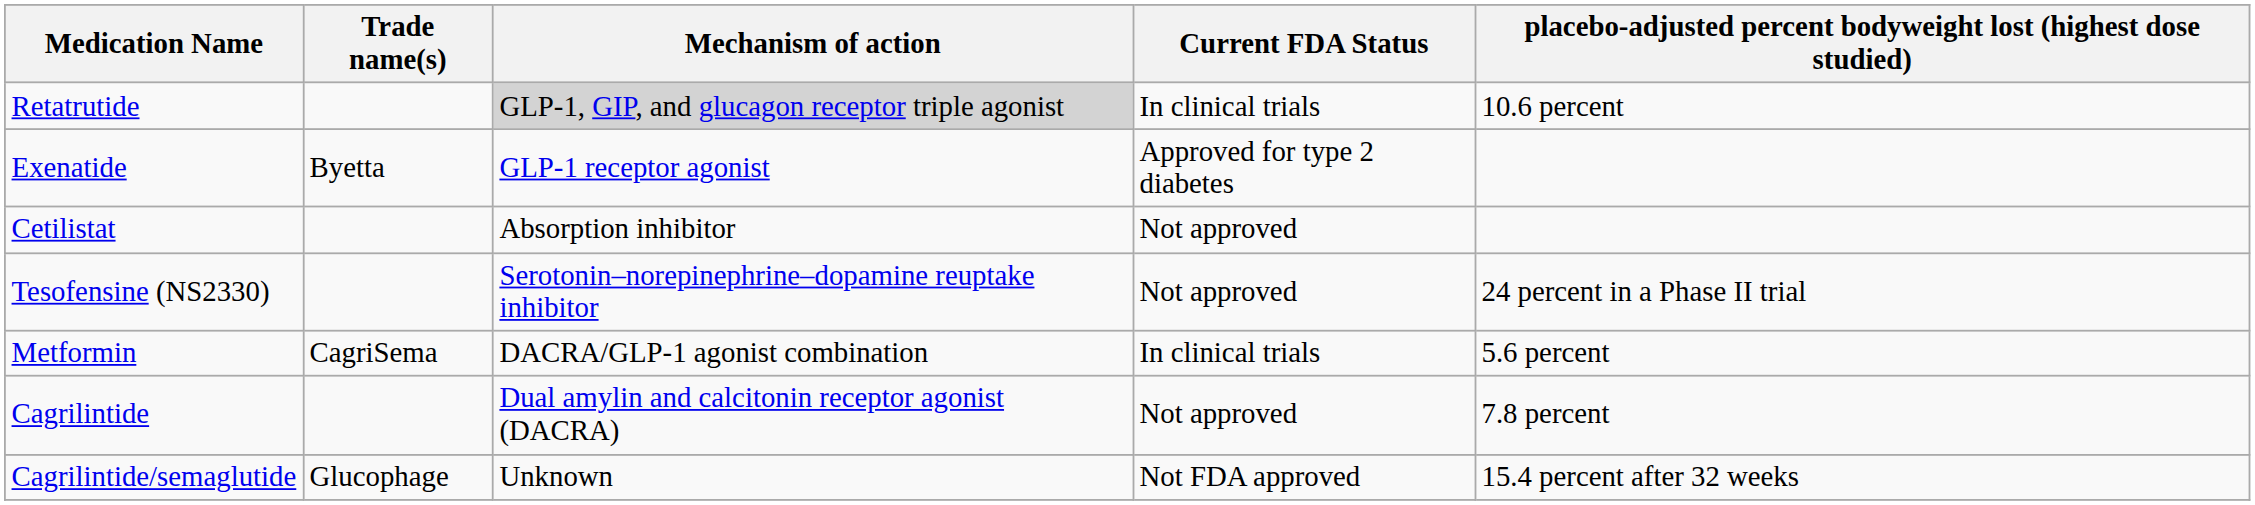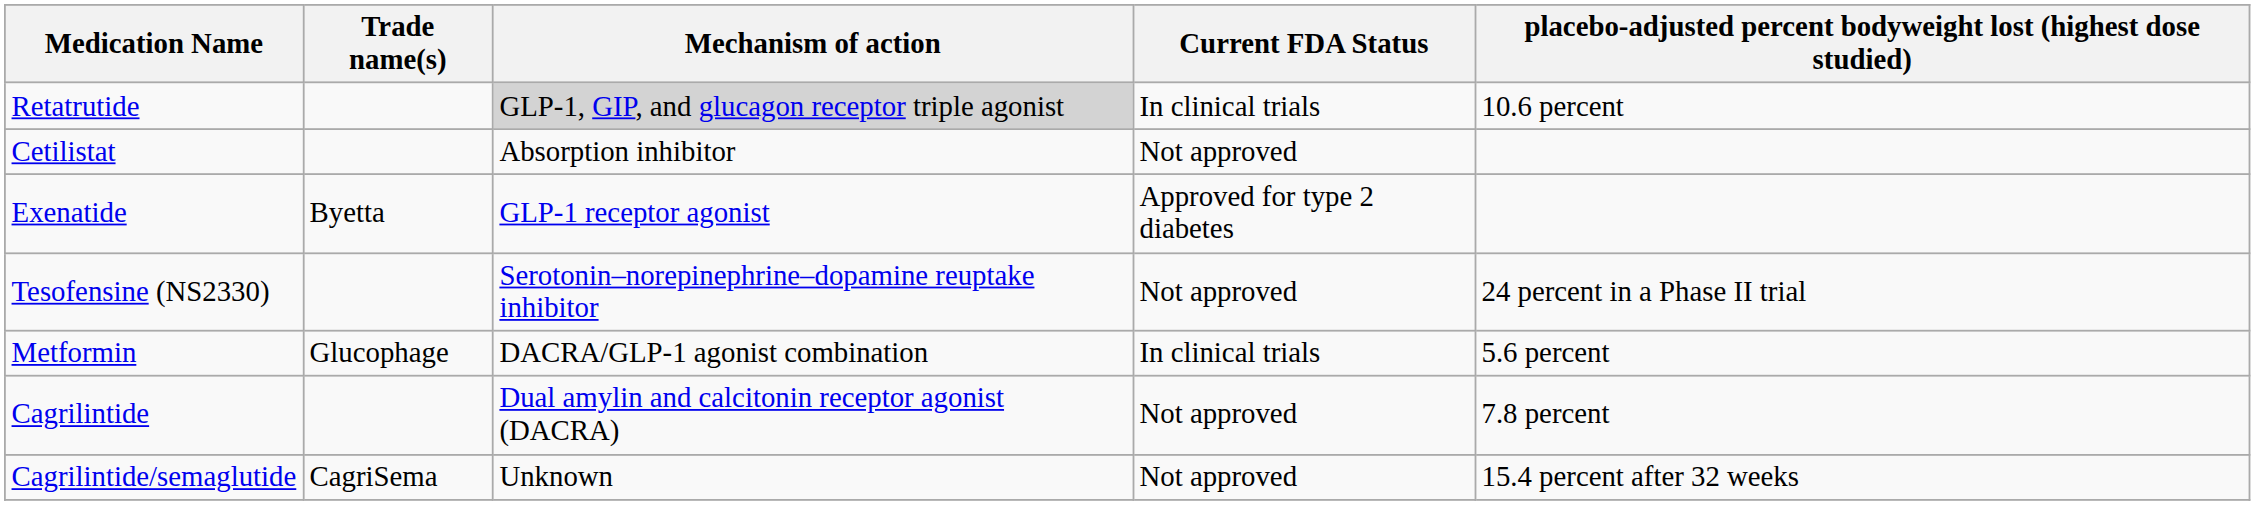rows swapped: (69, 167) <-> (64, 229)
(374, 352) CagriSema -> (379, 352) Glucophage
(379, 476) Glucophage -> (374, 476) CagriSema
(1250, 476) Not FDA approved -> (1218, 476) Not approved
